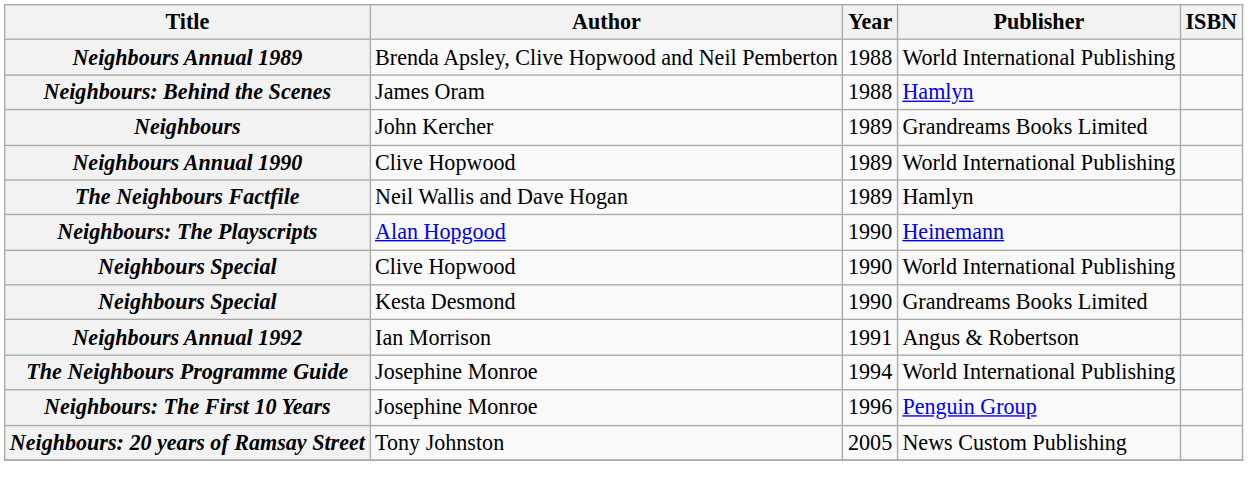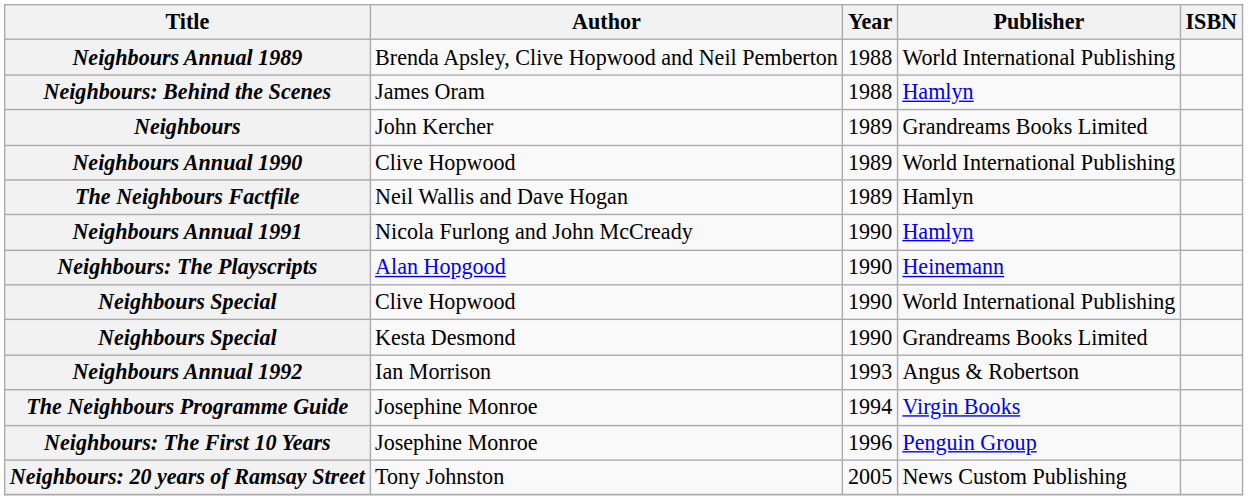+ row: (187, 232)
(870, 337) 1991 -> (870, 372) 1993
(1039, 372) World International Publishing -> (961, 407) Virgin Books
